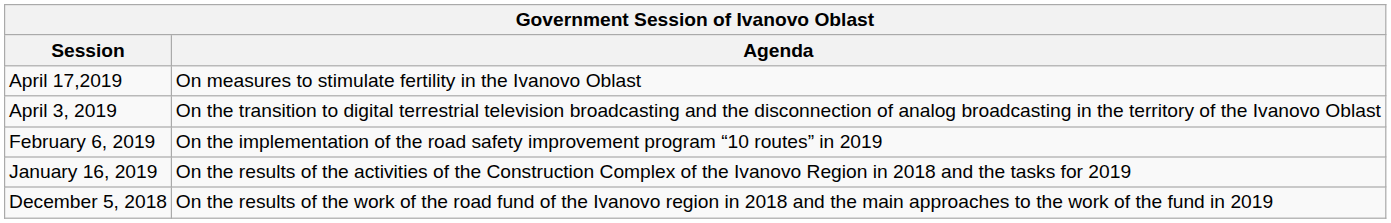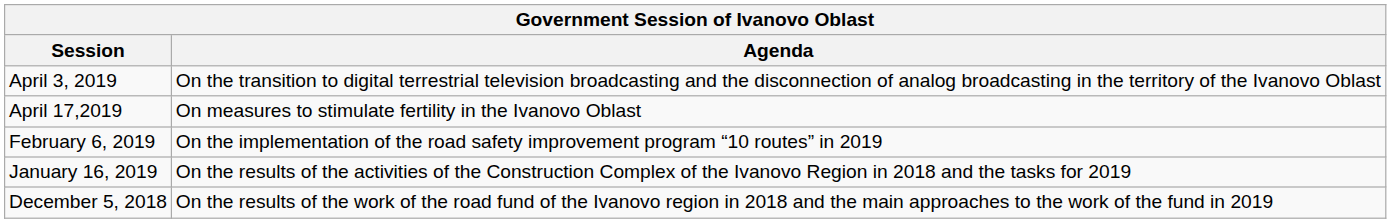rows swapped: (66, 80) <-> (63, 111)
